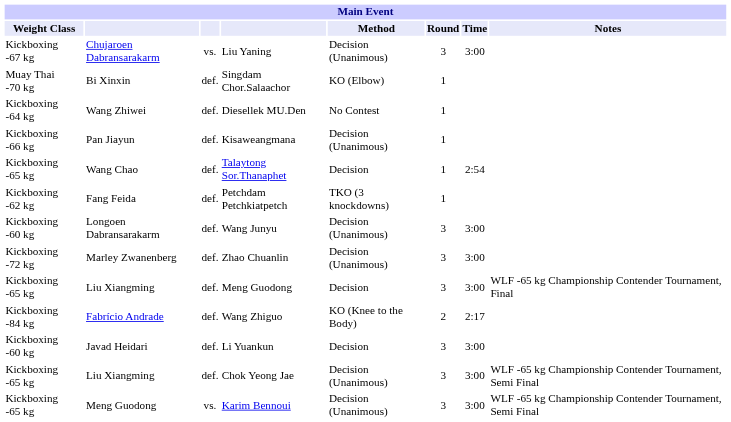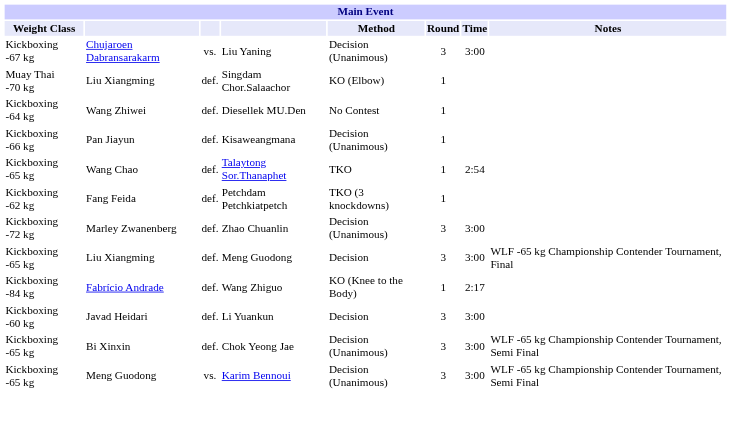(108, 80) Bi Xinxin -> (120, 80) Liu Xiangming
(349, 169) Decision -> (340, 169) TKO
- row: (249, 228)
(443, 317) 2 -> (443, 287) 1
(120, 376) Liu Xiangming -> (108, 346) Bi Xinxin
